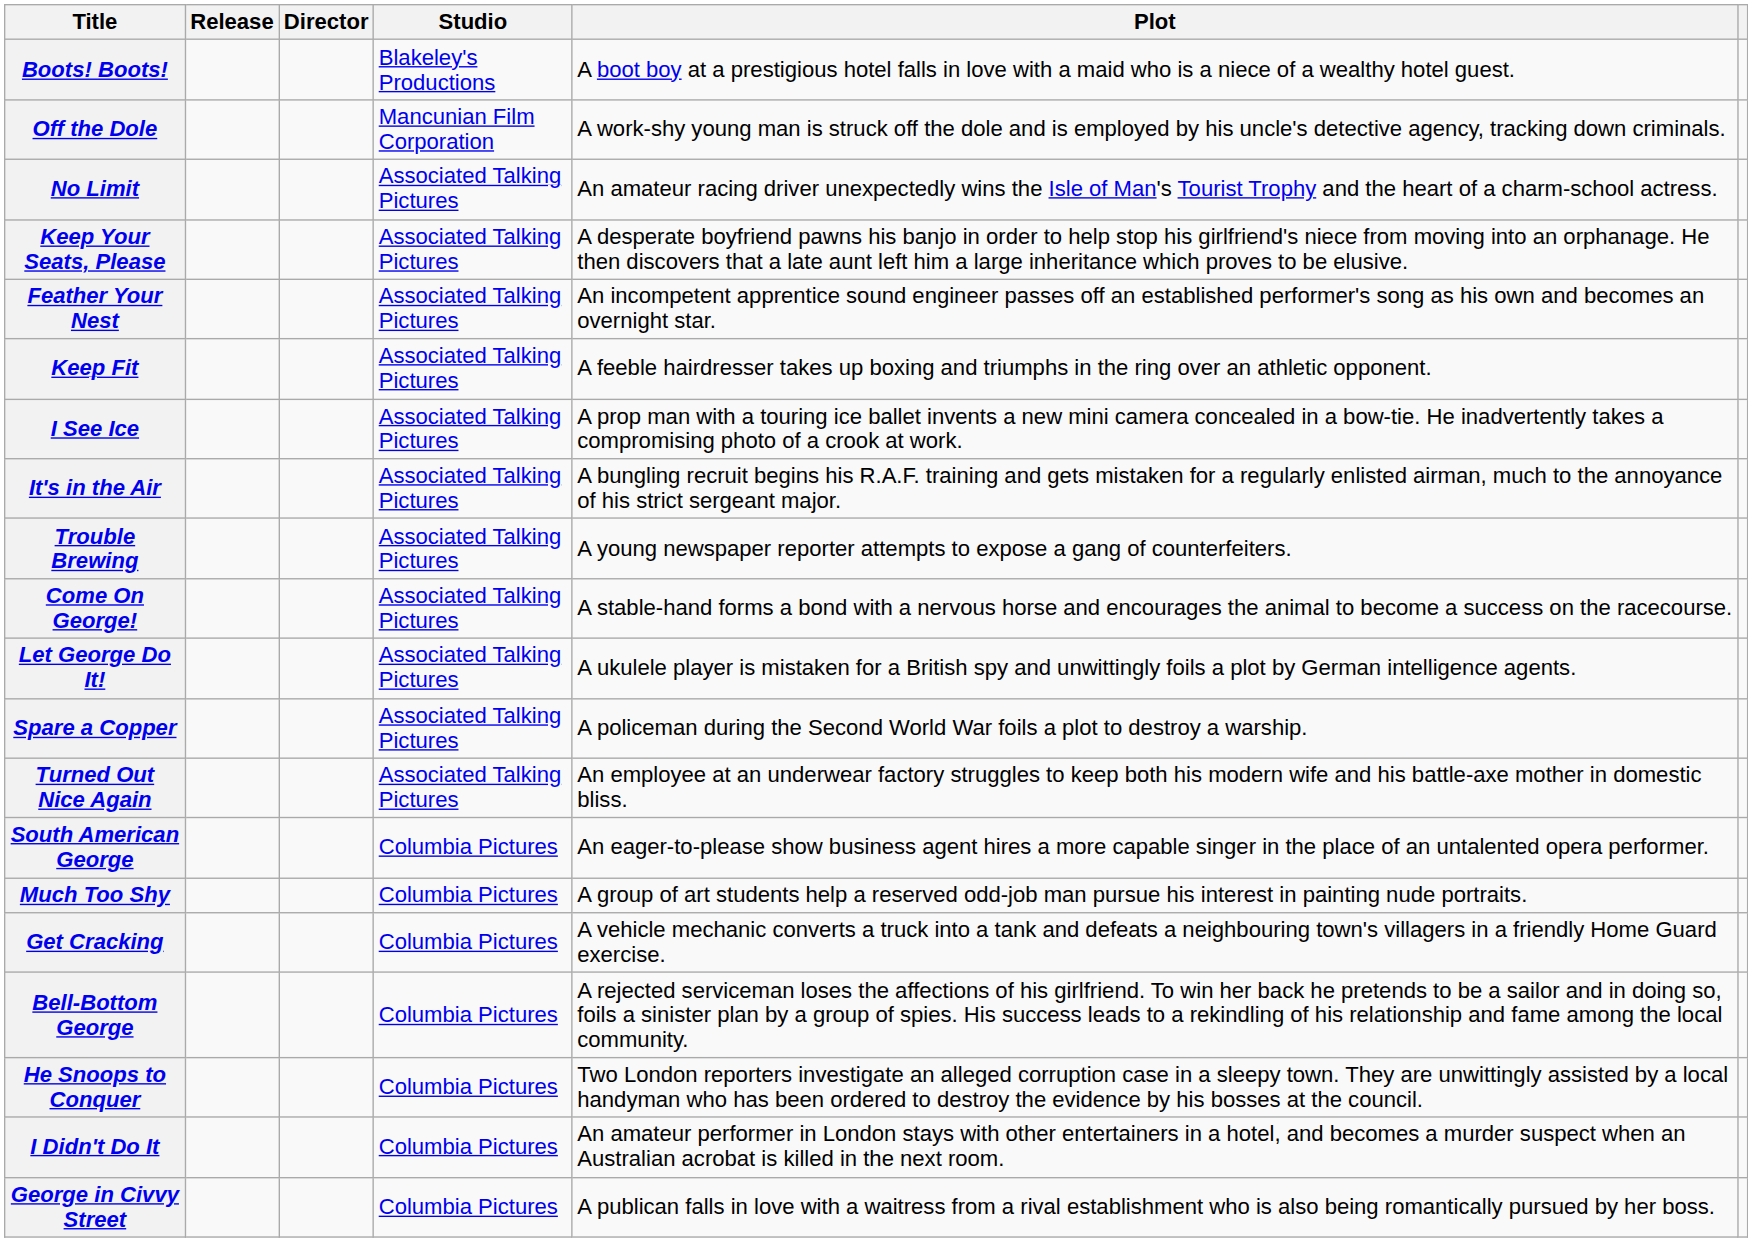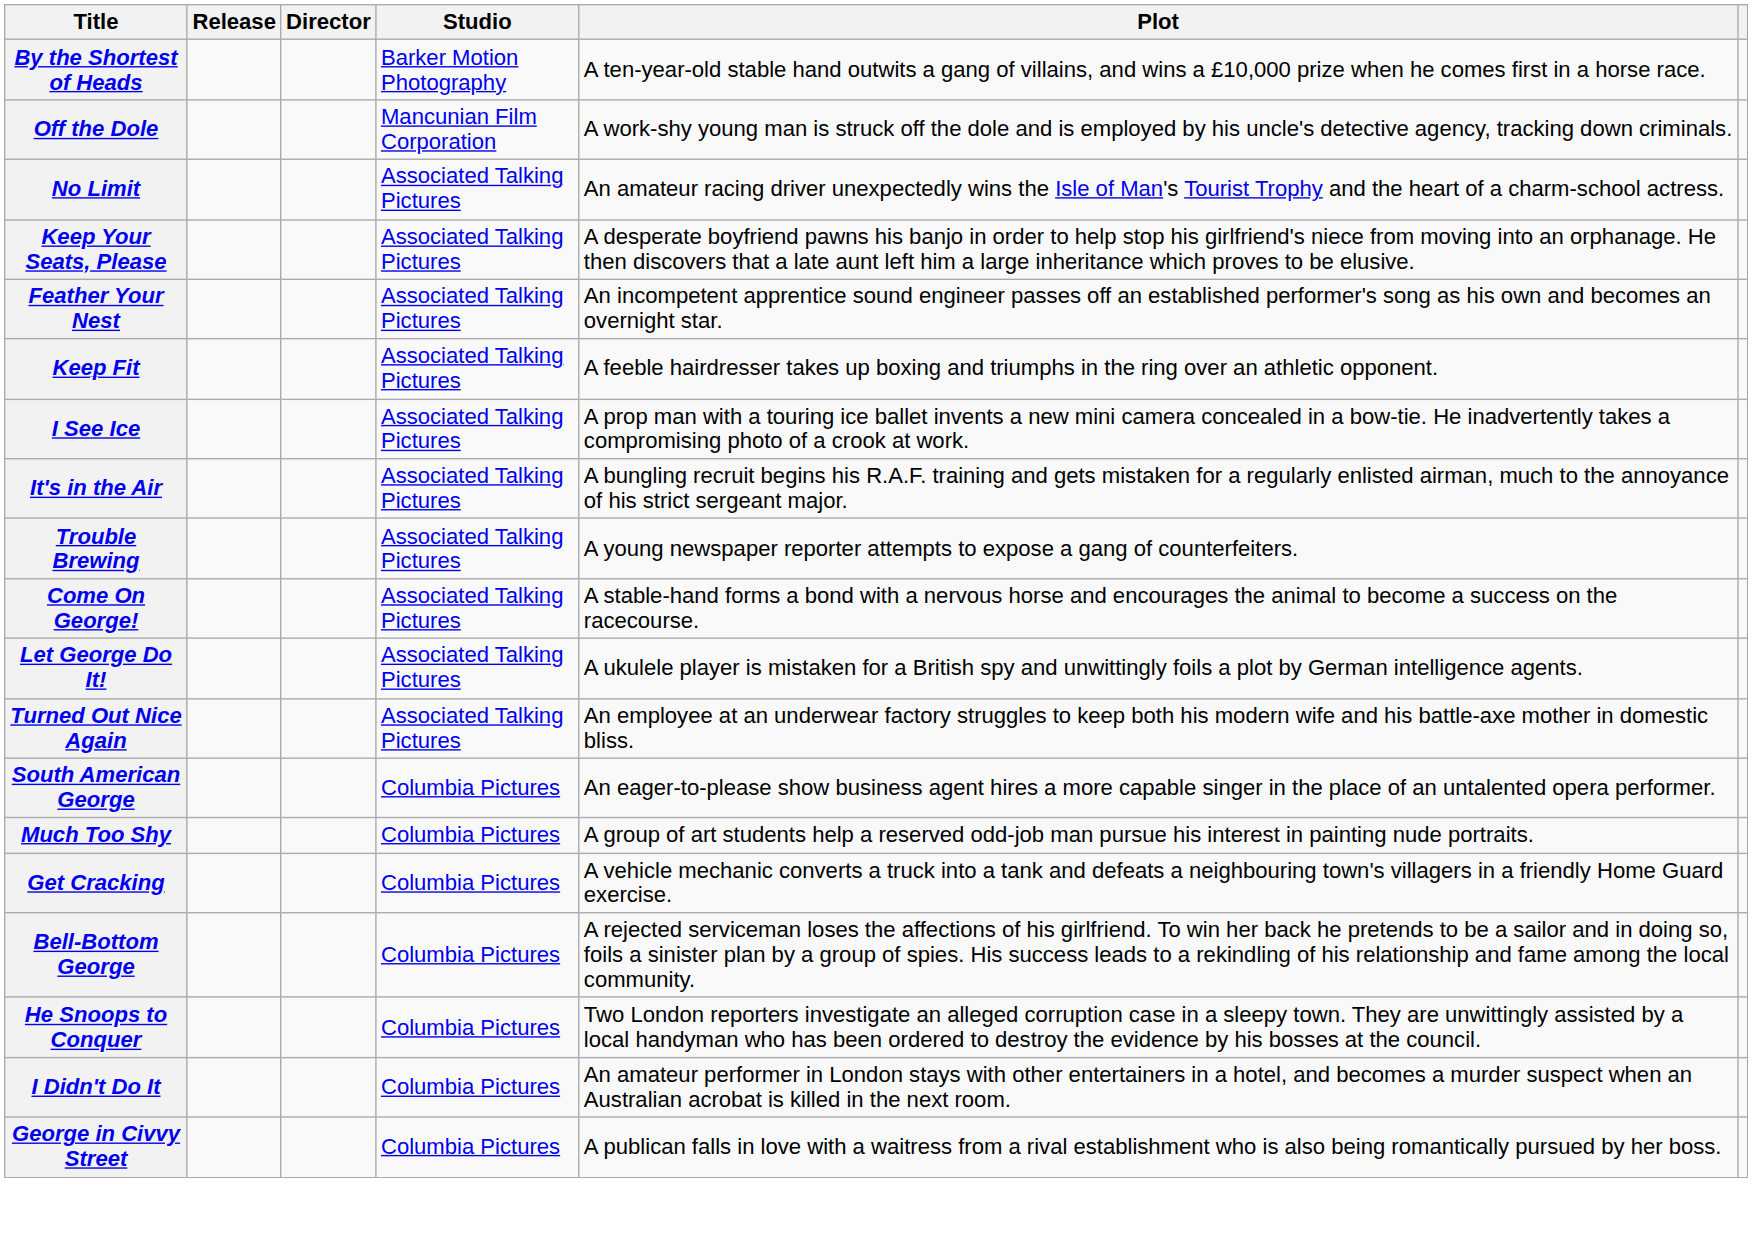+ row: (96, 69)
- row: (95, 69)
- row: (95, 727)
